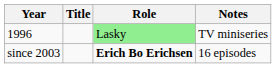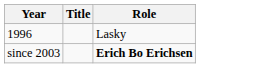- column: (233, 14)
(111, 33) lightgreen background -> (111, 33) no background
